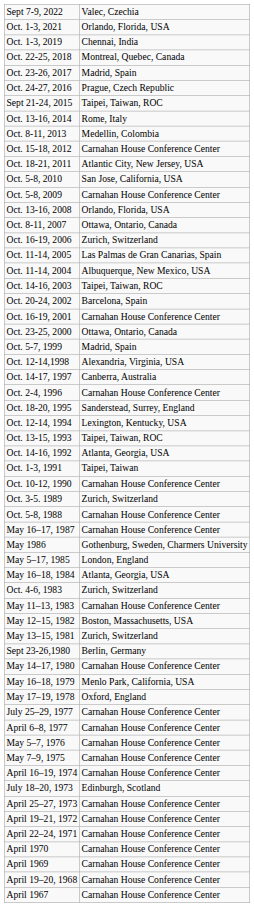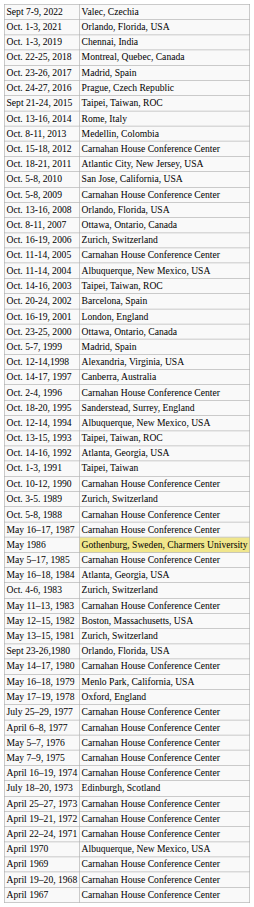(151, 255) Las Palmas de Gran Canarias, Spain -> (151, 255) Carnahan House Conference Center
(151, 316) Carnahan House Conference Center -> (115, 316) London, England
(134, 423) Lexington, Kentucky, USA -> (146, 423) Albuquerque, New Mexico, USA
(165, 544) no background -> (165, 544) khaki background
(115, 560) London, England -> (151, 560) Carnahan House Conference Center
(114, 651) Berlin, Germany -> (126, 651) Orlando, Florida, USA
(151, 849) Carnahan House Conference Center -> (146, 849) Albuquerque, New Mexico, USA
